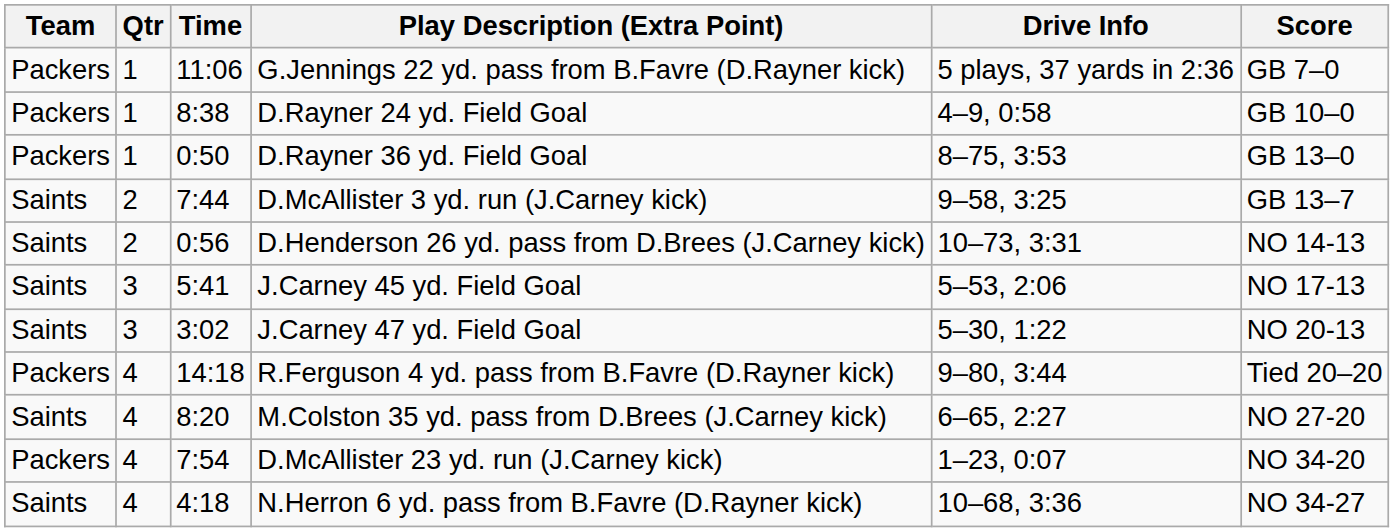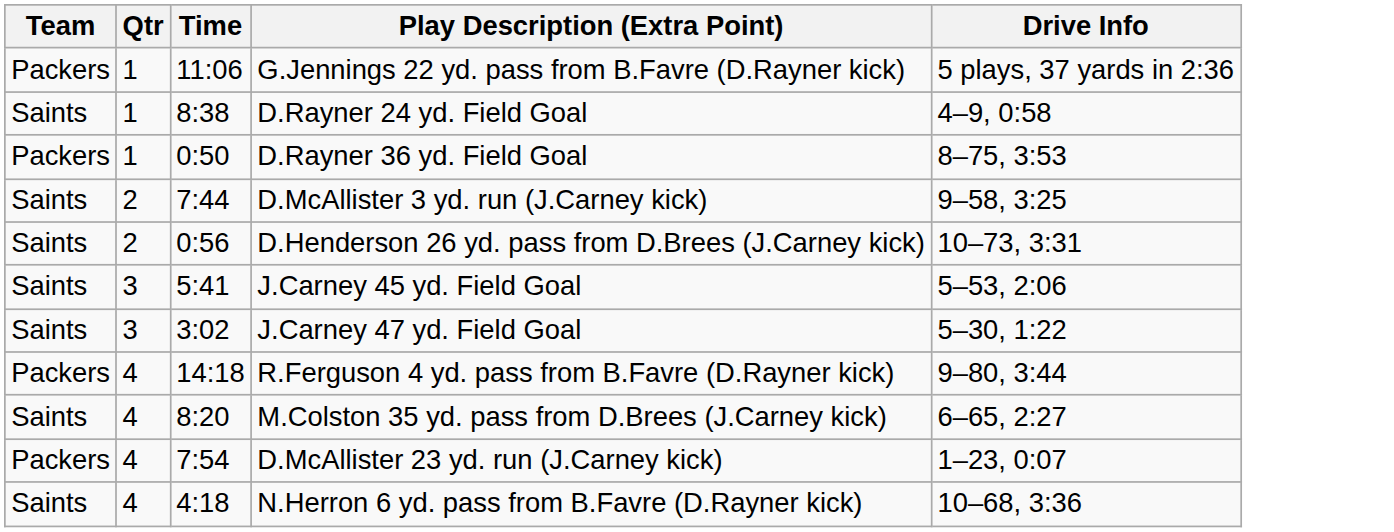- column: (1315, 26)
(61, 112) Packers -> (49, 112) Saints
